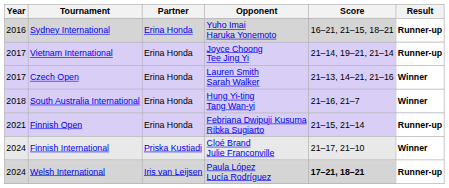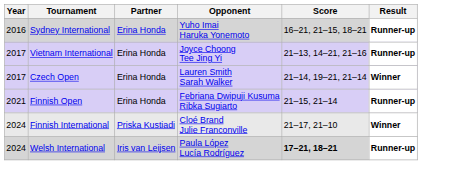(352, 54) 21–14, 19–21, 21–14 -> (325, 54) 21–13, 14–21, 21–16
(352, 78) 21–13, 14–21, 21–16 -> (325, 78) 21–14, 19–21, 21–14
- row: (85, 101)
